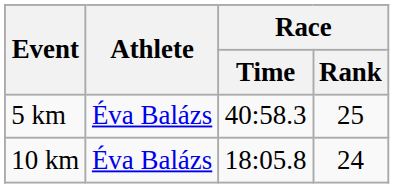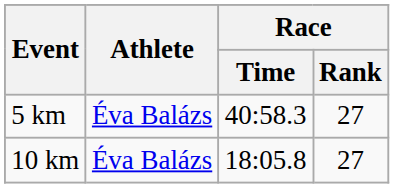(350, 115) 25 -> (350, 115) 27
(350, 160) 24 -> (350, 160) 27
